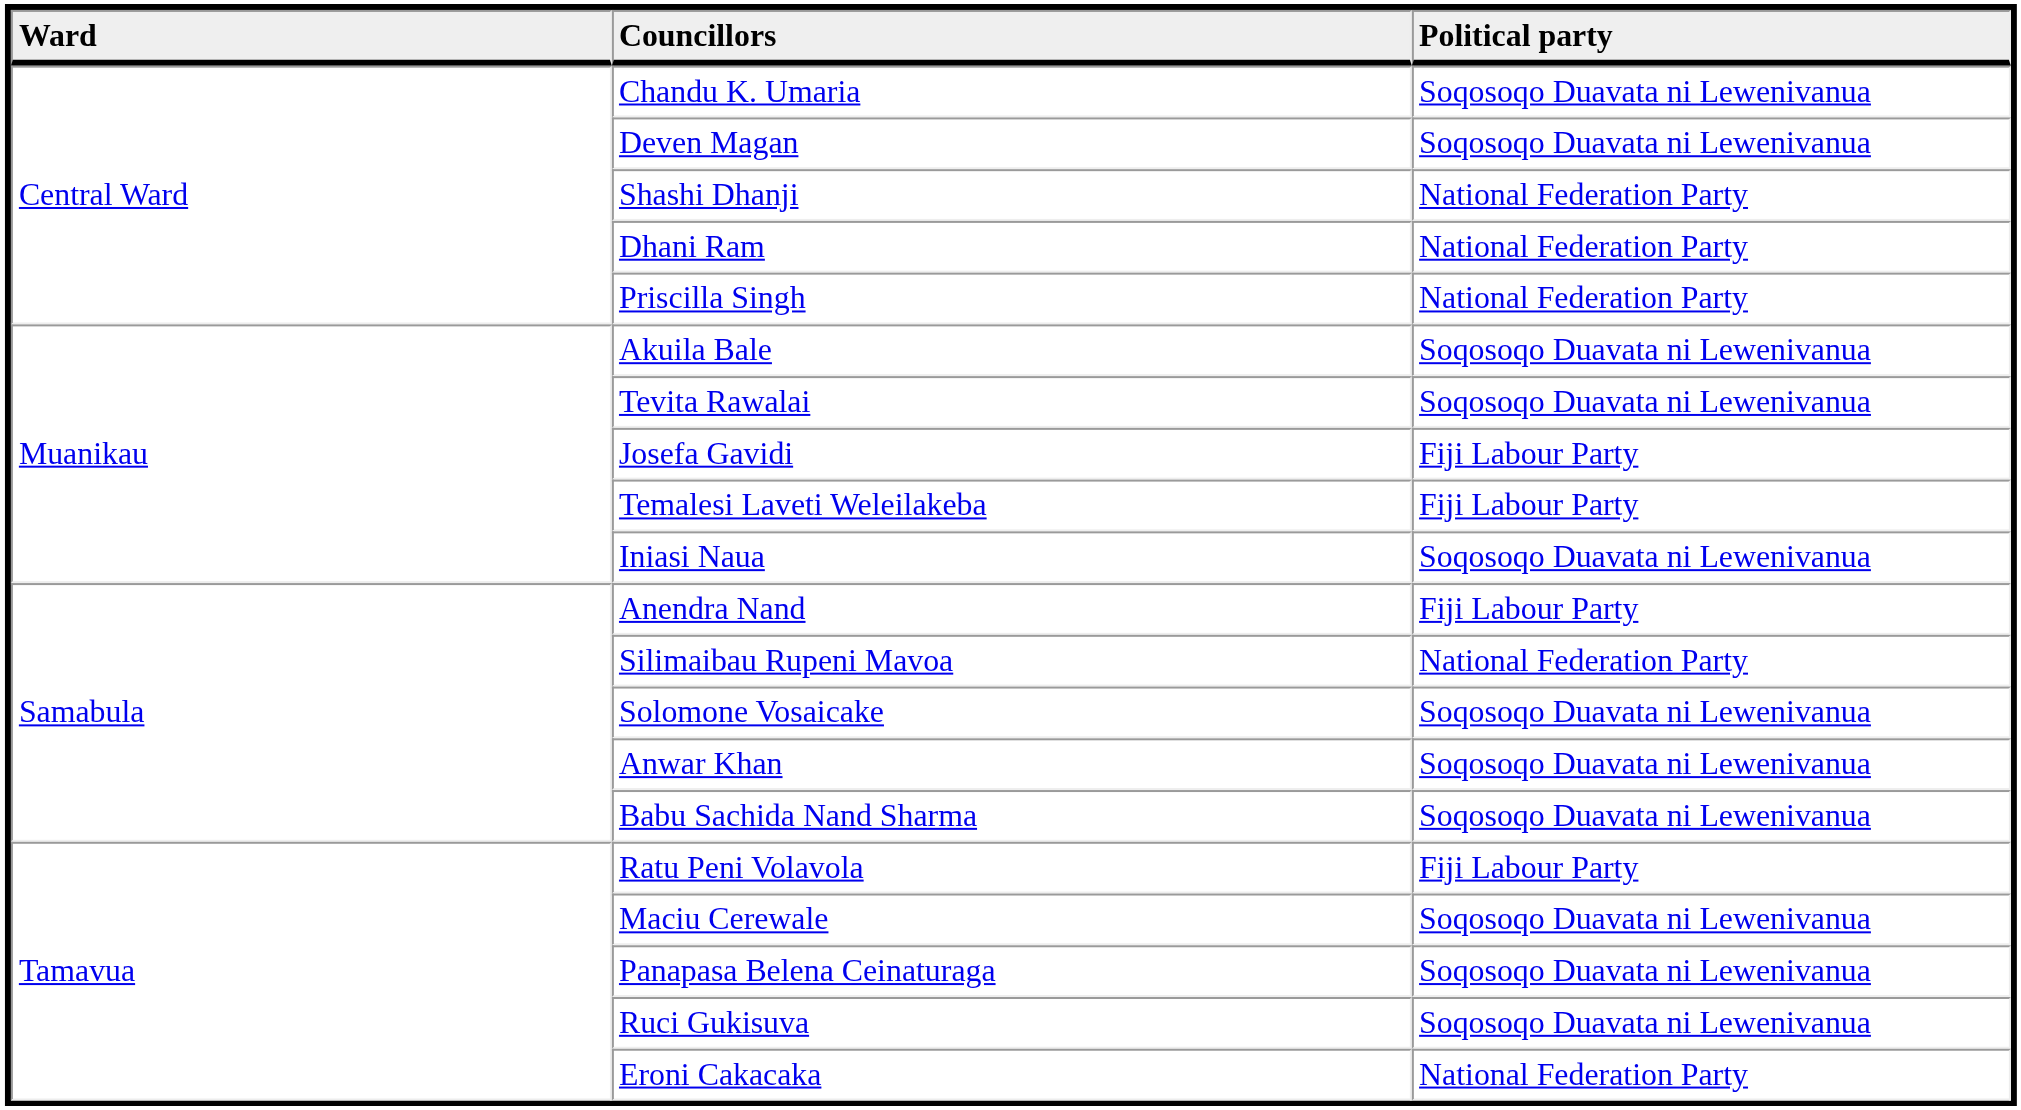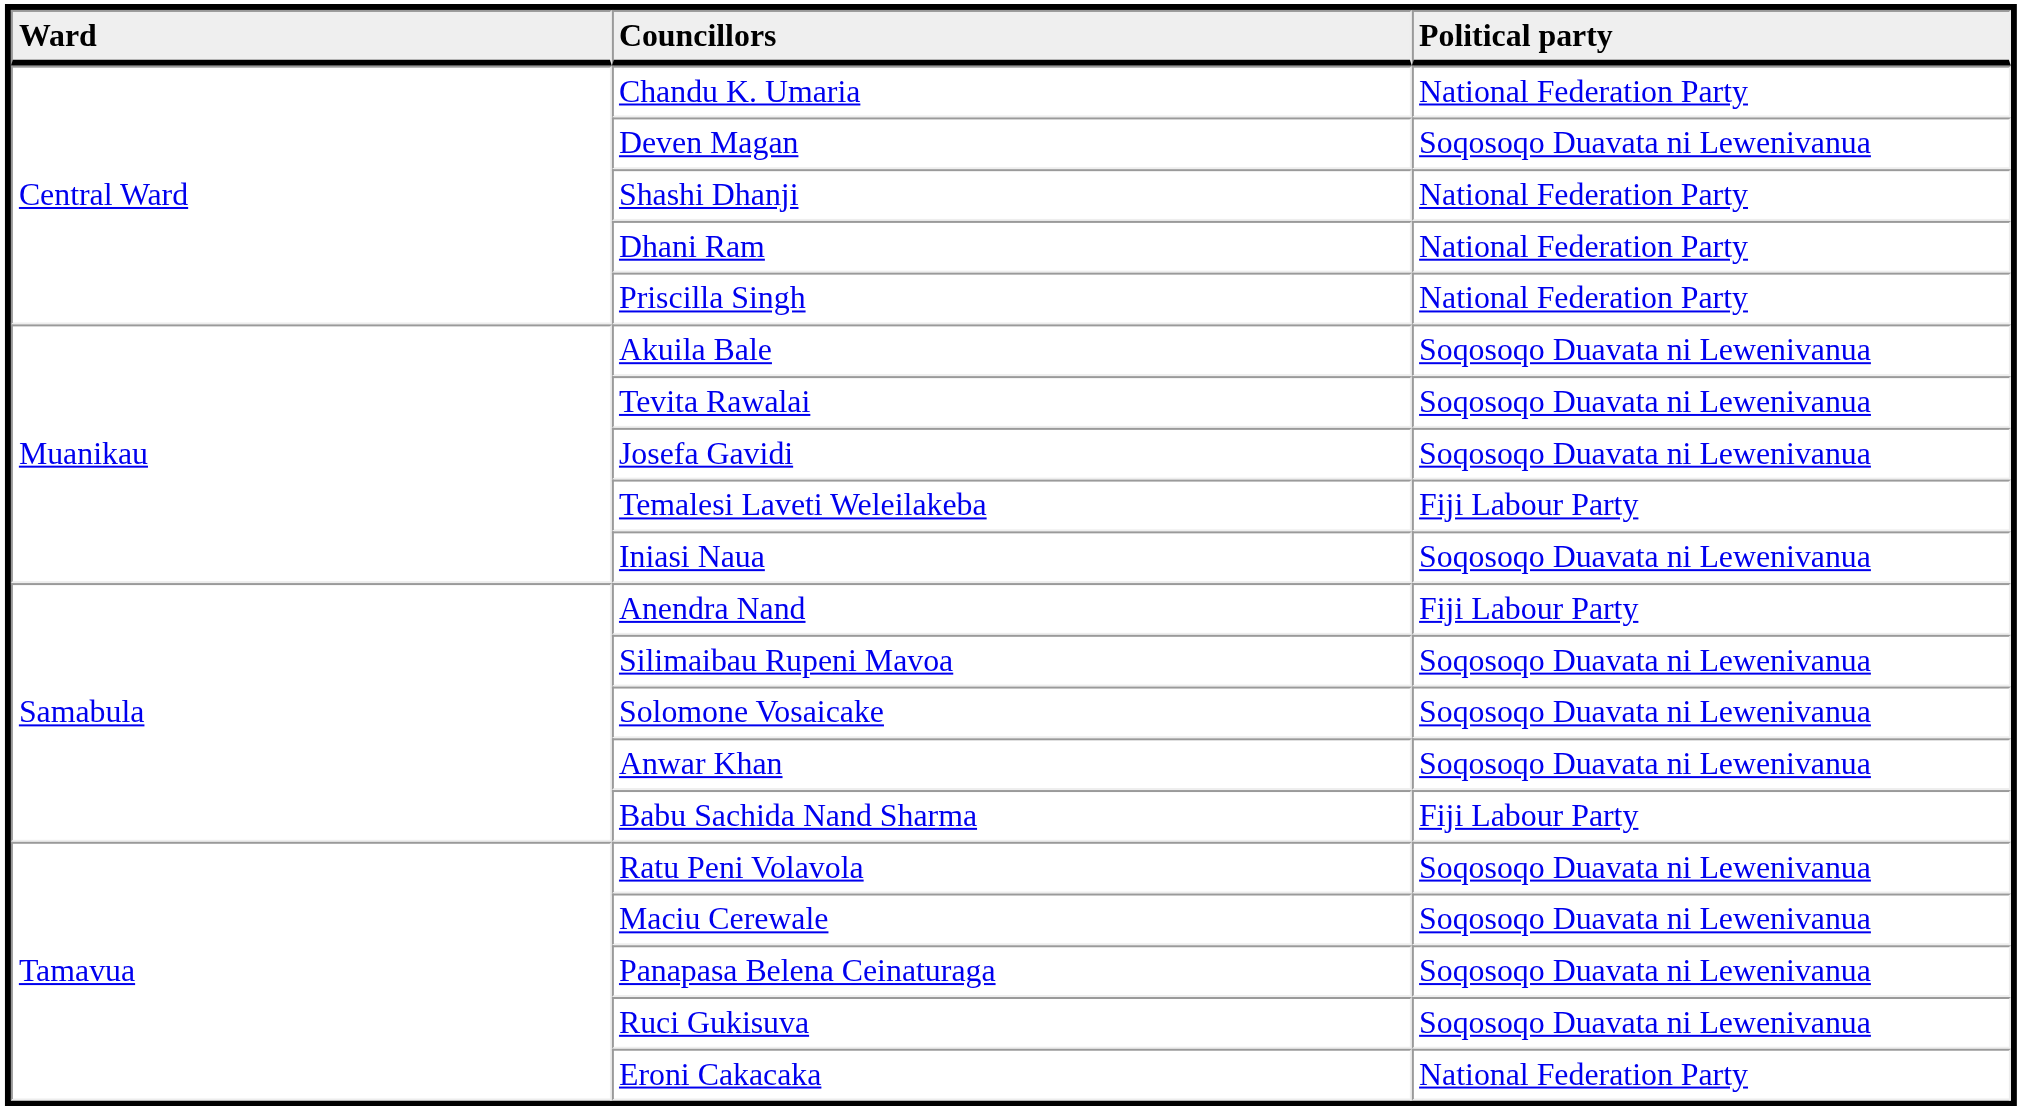(1645, 91) Soqosoqo Duavata ni Lewenivanua -> (1584, 91) National Federation Party
(1529, 453) Fiji Labour Party -> (1645, 453) Soqosoqo Duavata ni Lewenivanua
(1584, 660) National Federation Party -> (1645, 660) Soqosoqo Duavata ni Lewenivanua
(1645, 815) Soqosoqo Duavata ni Lewenivanua -> (1529, 815) Fiji Labour Party
(1529, 867) Fiji Labour Party -> (1645, 867) Soqosoqo Duavata ni Lewenivanua
